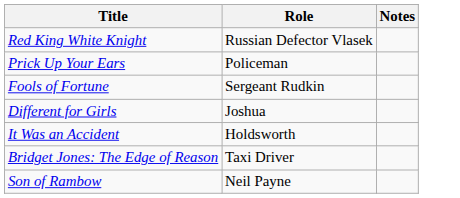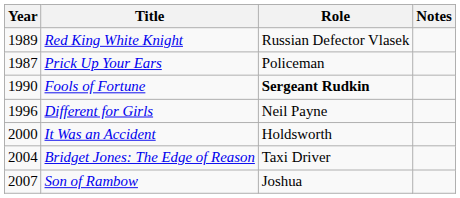+ column: (23, 16)
(275, 87) normal -> (316, 87) bold
(245, 110) Joshua -> (295, 110) Neil Payne
(258, 181) Neil Payne -> (282, 181) Joshua
